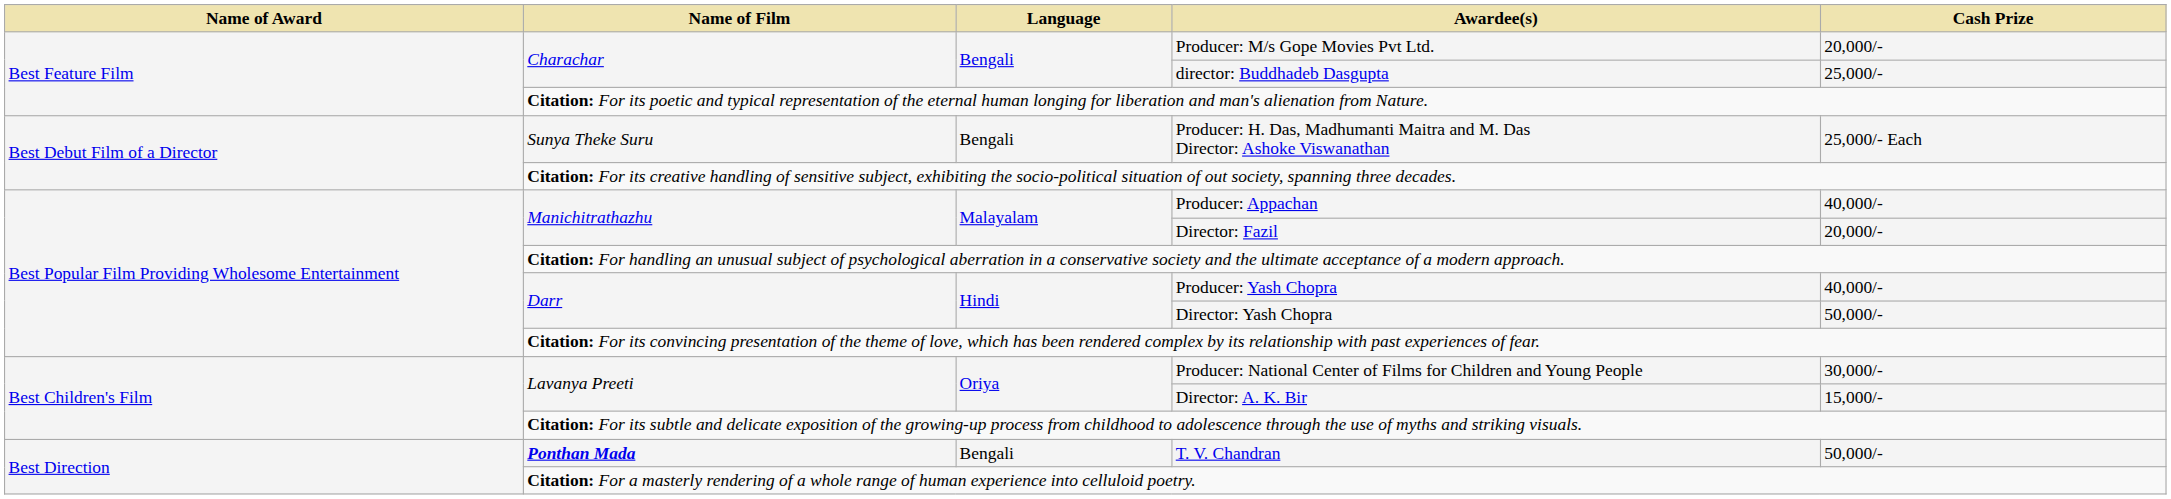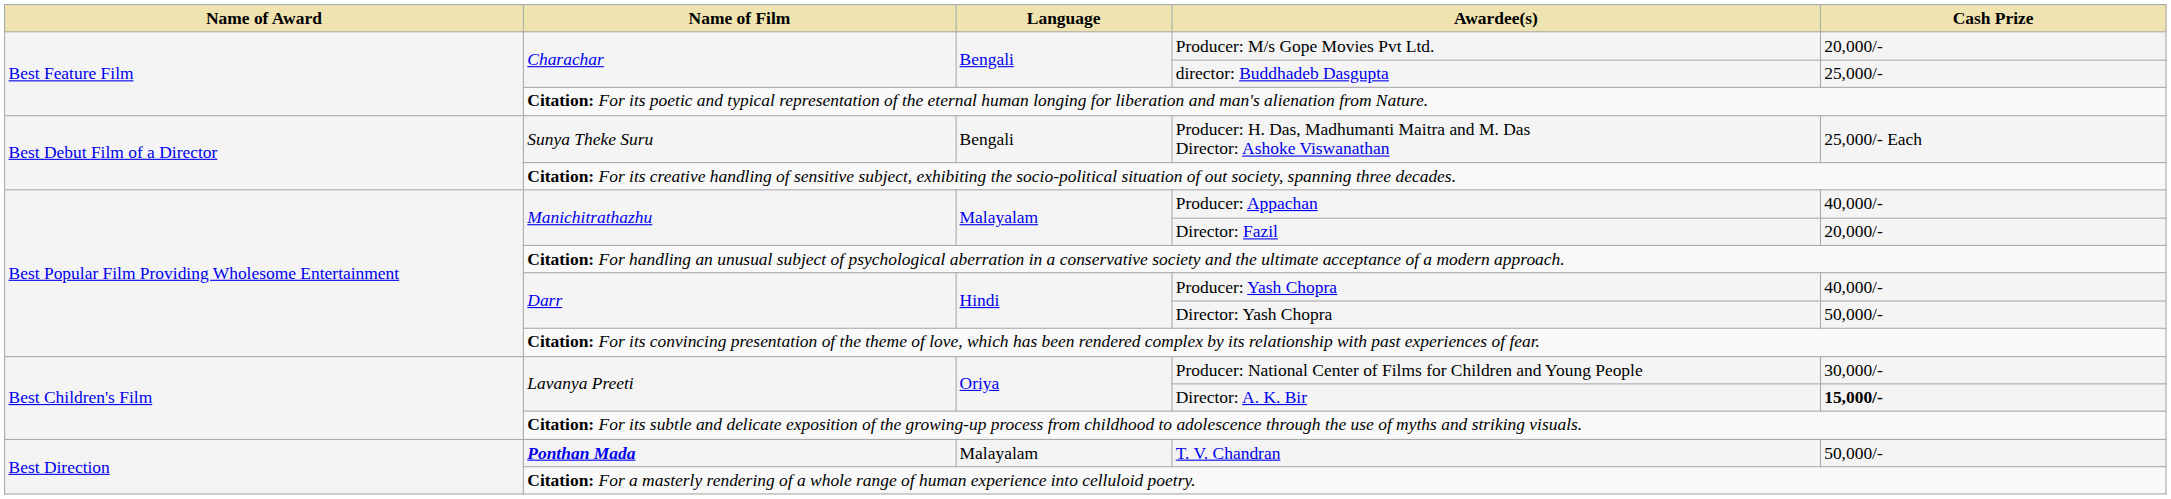(1853, 397) normal -> (1853, 397) bold
(987, 452) Bengali -> (999, 452) Malayalam
